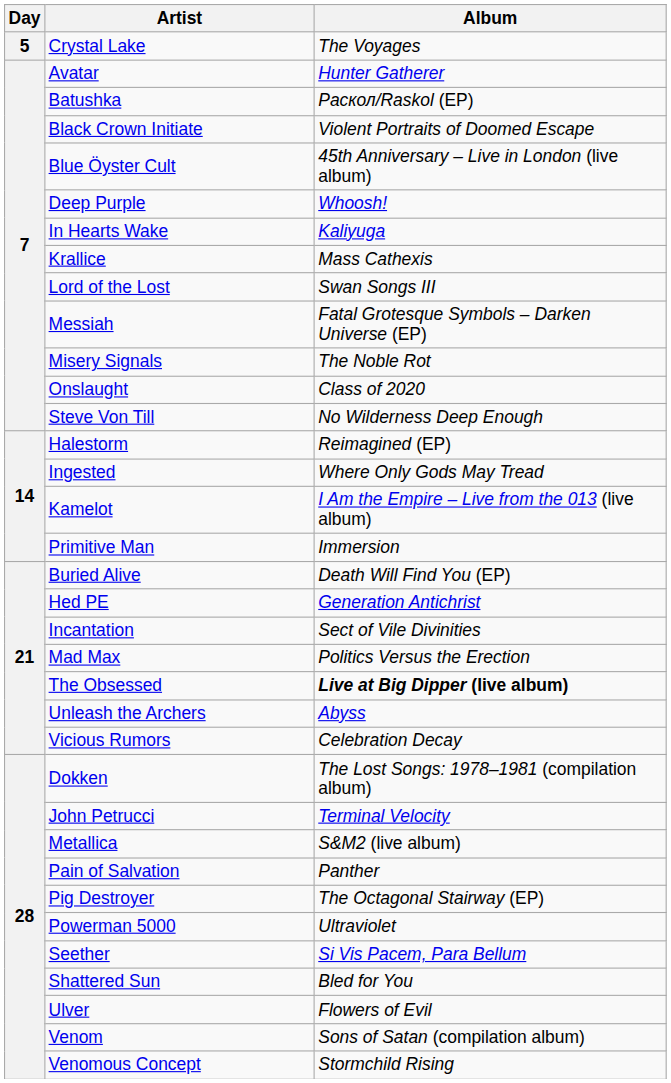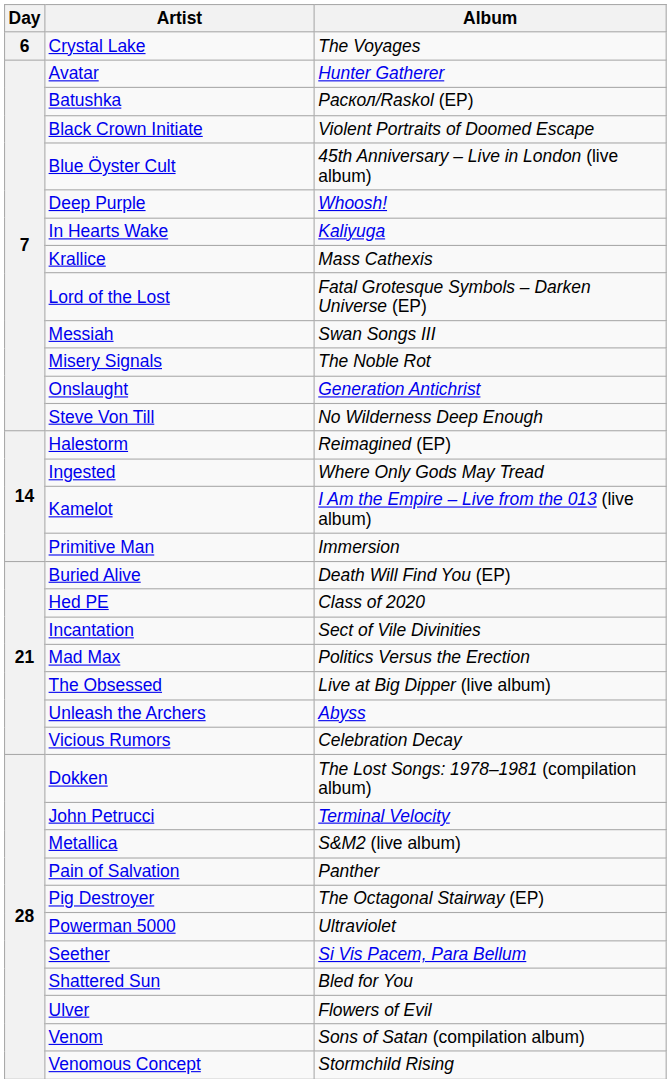(25, 45) 5 -> (25, 45) 6
(377, 286) Swan Songs III -> (454, 296) Fatal Grotesque Symbols – Darken Universe (EP)
(454, 324) Fatal Grotesque Symbols – Darken Universe (EP) -> (377, 334) Swan Songs III
(372, 389) Class of 2020 -> (399, 389) Generation Antichrist
(399, 602) Generation Antichrist -> (372, 602) Class of 2020
(443, 685) bold -> (435, 685) normal
